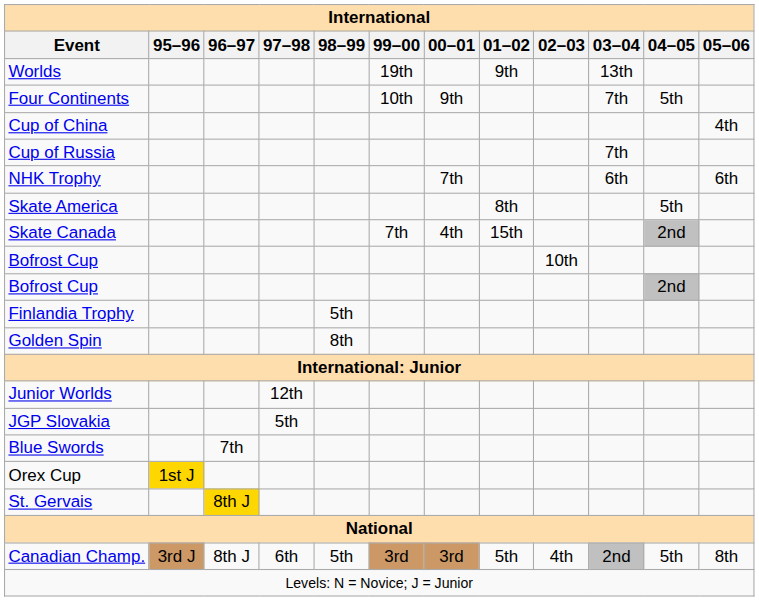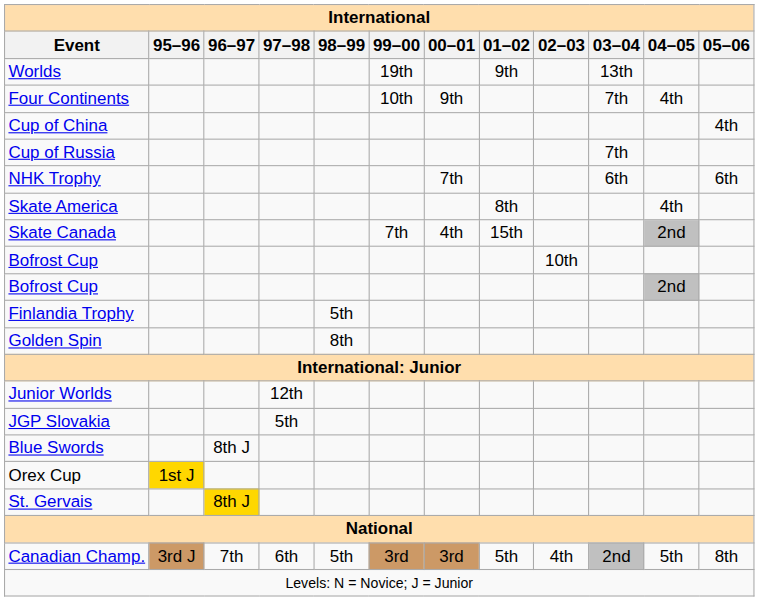(671, 98) 5th -> (671, 98) 4th
(671, 206) 5th -> (671, 206) 4th
(232, 448) 7th -> (232, 448) 8th J
(232, 555) 8th J -> (232, 555) 7th
